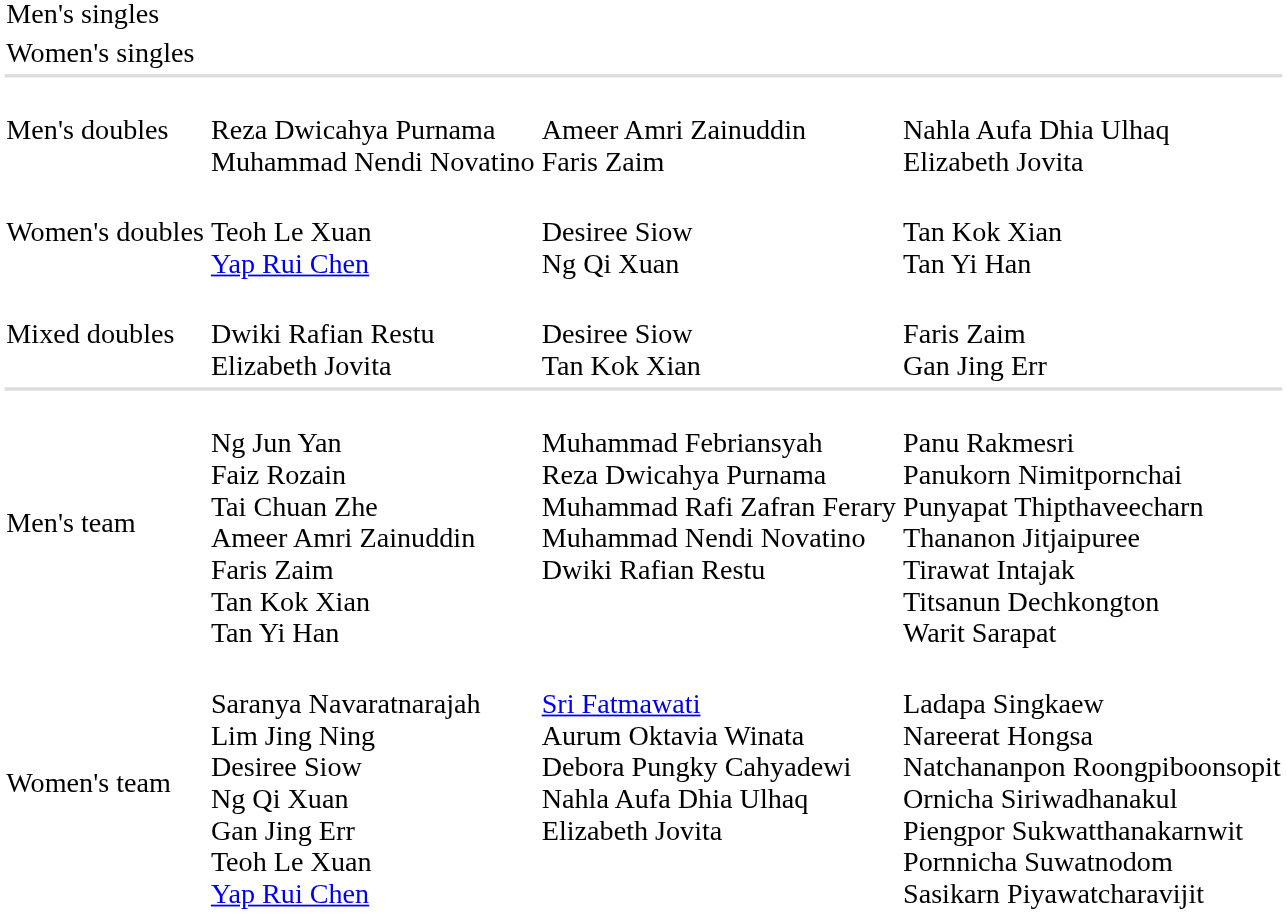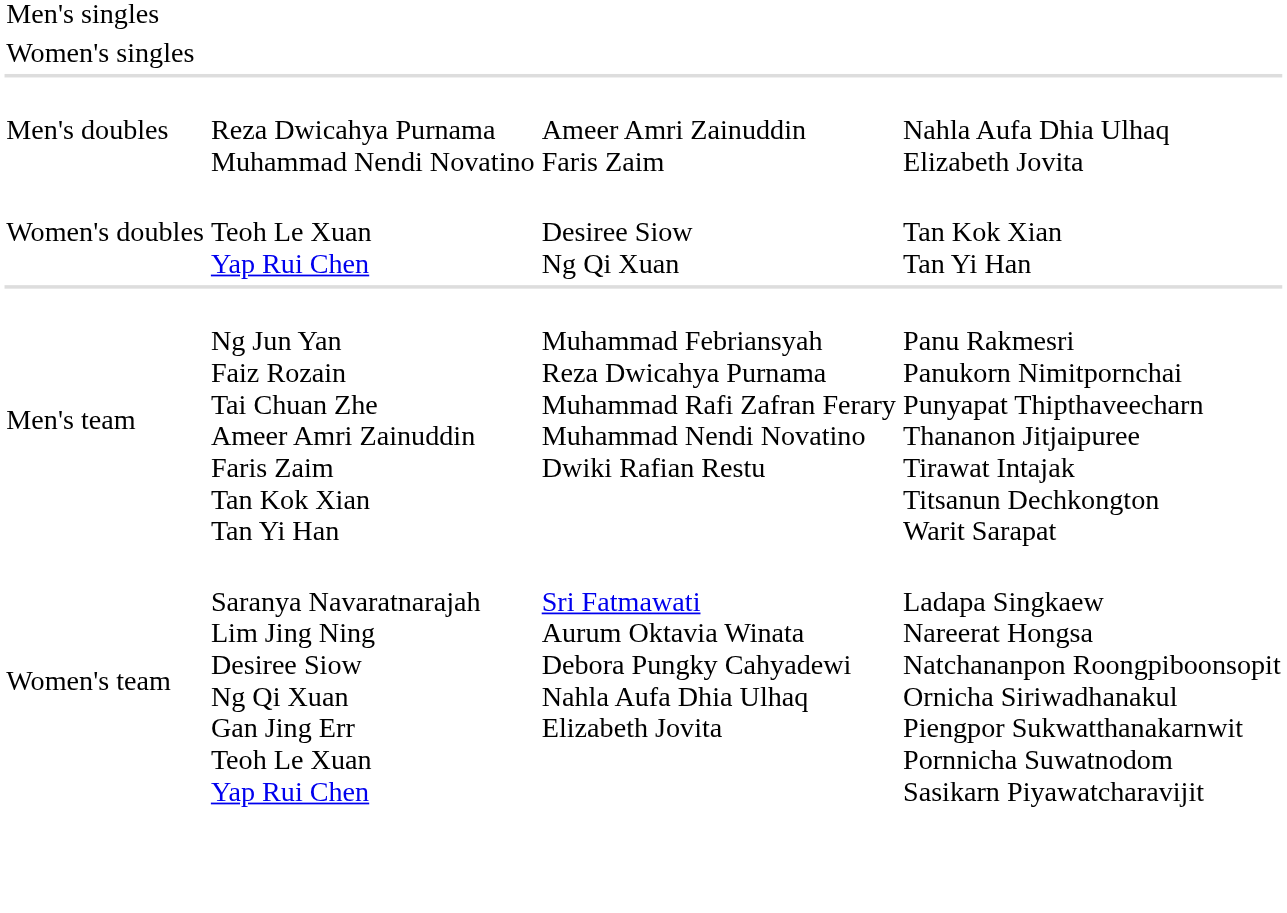- row: (90, 334)
